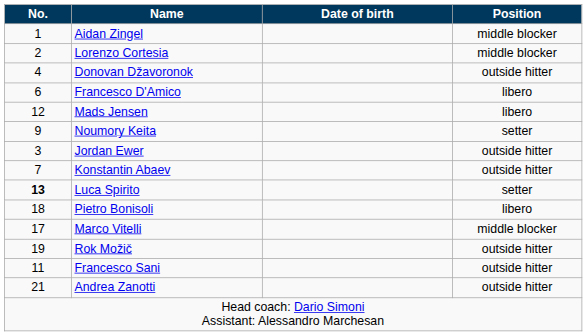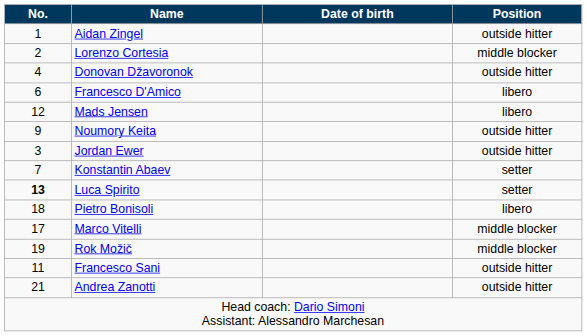(517, 33) middle blocker -> (517, 33) outside hitter
(517, 131) setter -> (517, 131) outside hitter
(517, 170) outside hitter -> (517, 170) setter
(517, 248) outside hitter -> (517, 248) middle blocker
